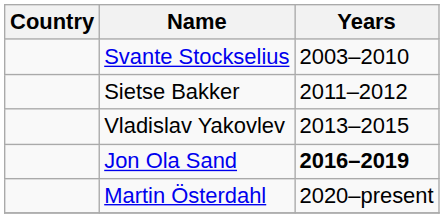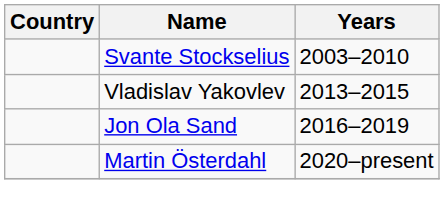- row: (172, 91)
(354, 160) bold -> (354, 126) normal
